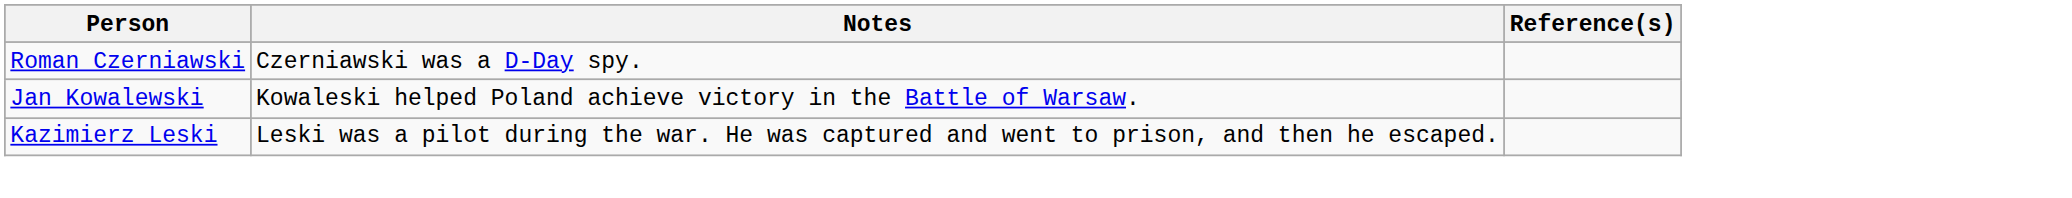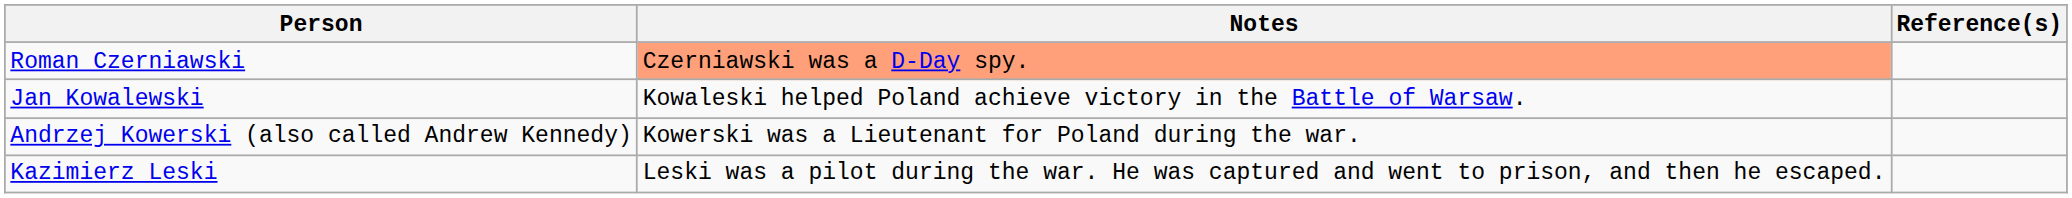(449, 61) no background -> (836, 61) lightsalmon background
+ row: (321, 136)
